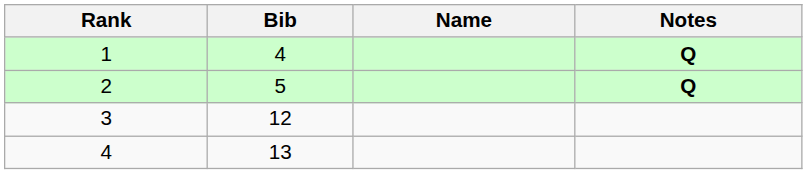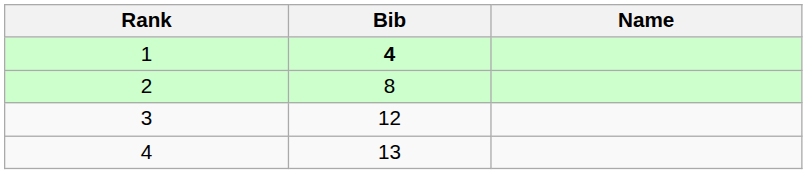- column: (688, 20)
(280, 53) normal -> (390, 53) bold
(280, 86) 5 -> (390, 86) 8
